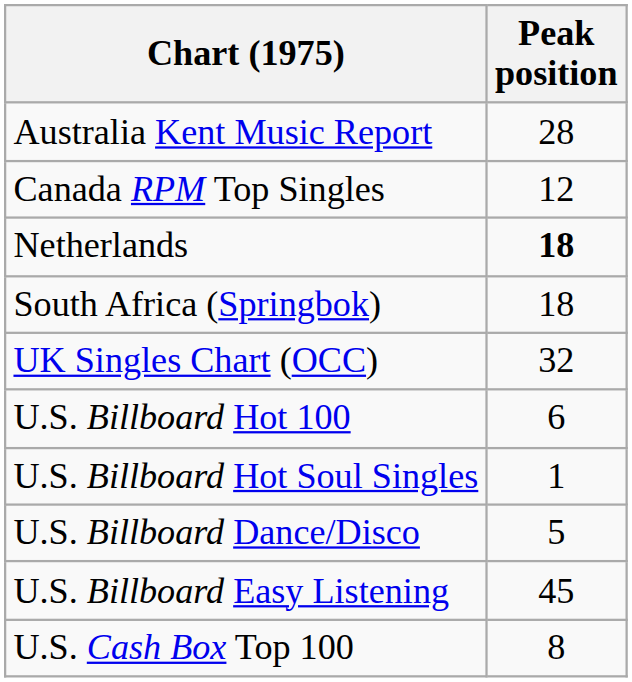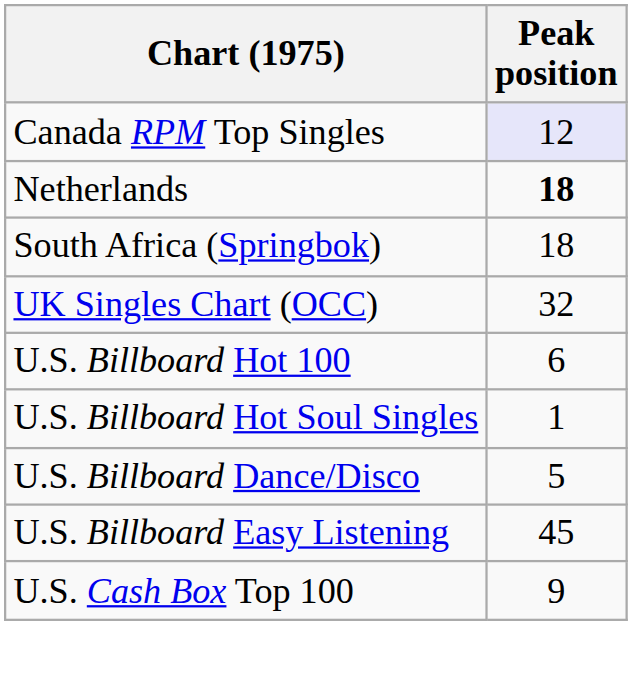- row: (223, 131)
(556, 188) no background -> (556, 131) lavender background
(556, 647) 8 -> (556, 589) 9
